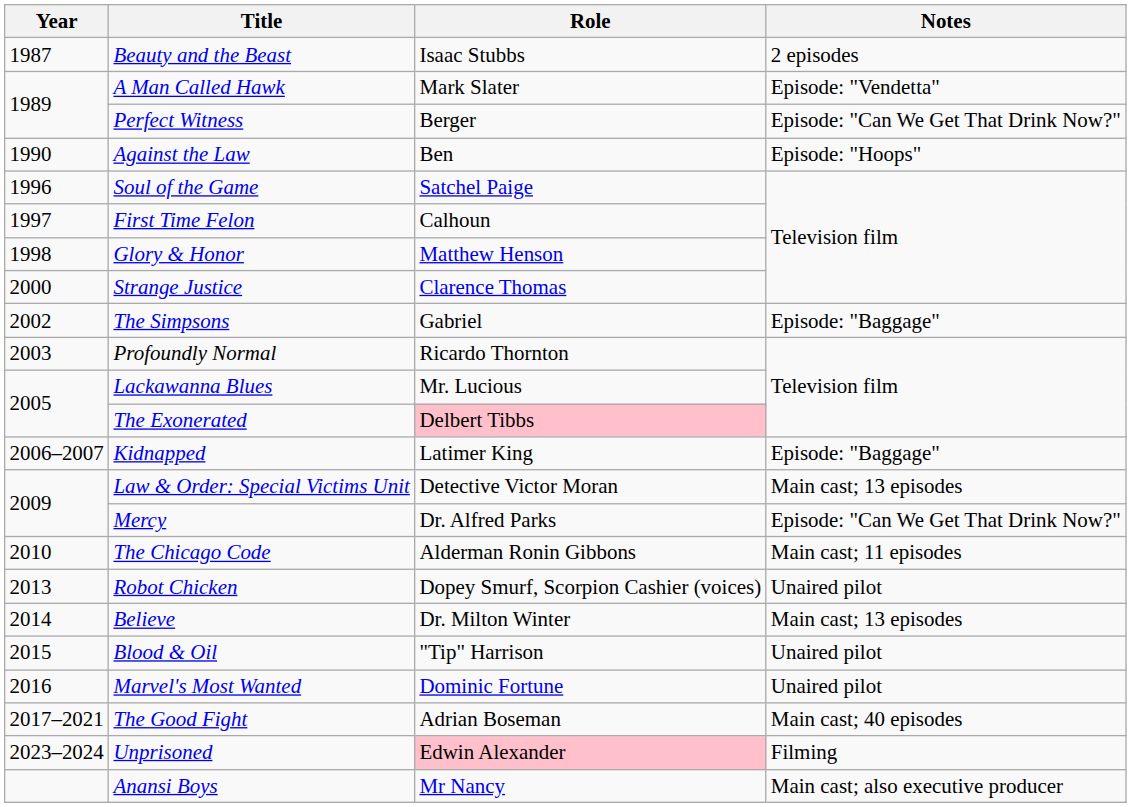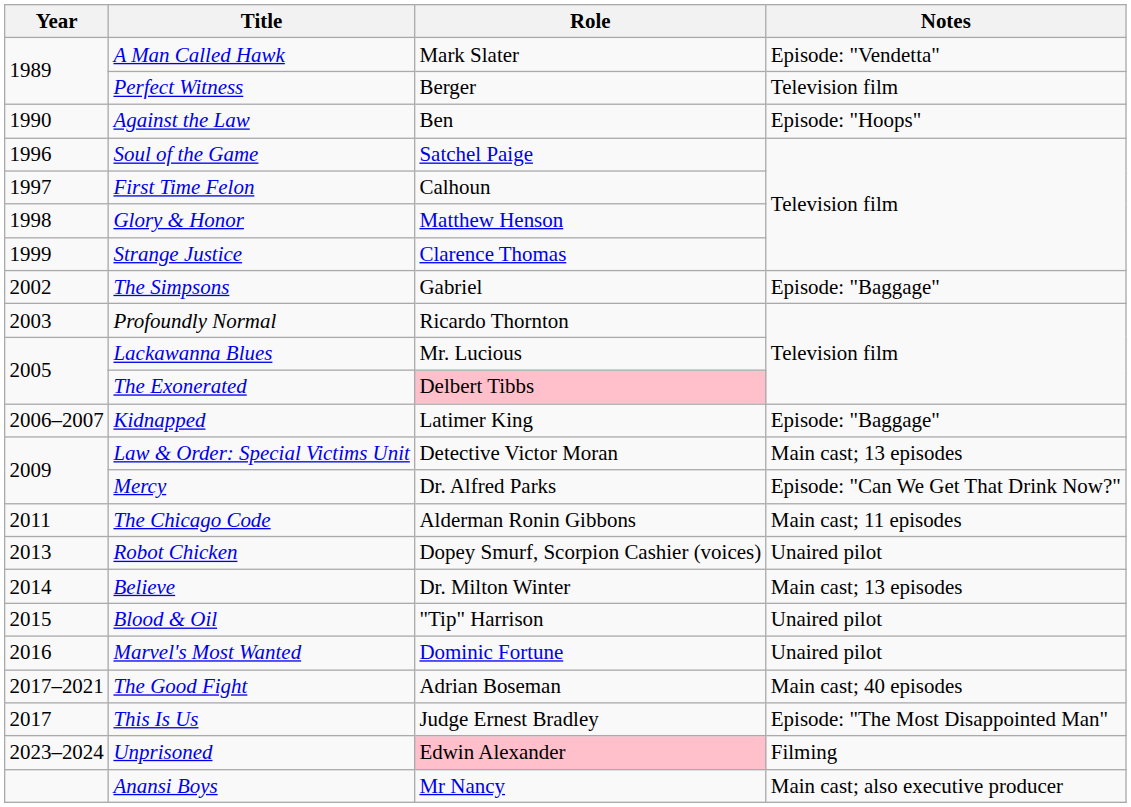- row: (202, 54)
(946, 120) Episode: "Can We Get That Drink Now?" -> (834, 87) Television film
(30, 287) 2000 -> (30, 253) 1999
(30, 552) 2010 -> (30, 519) 2011
+ row: (156, 719)
